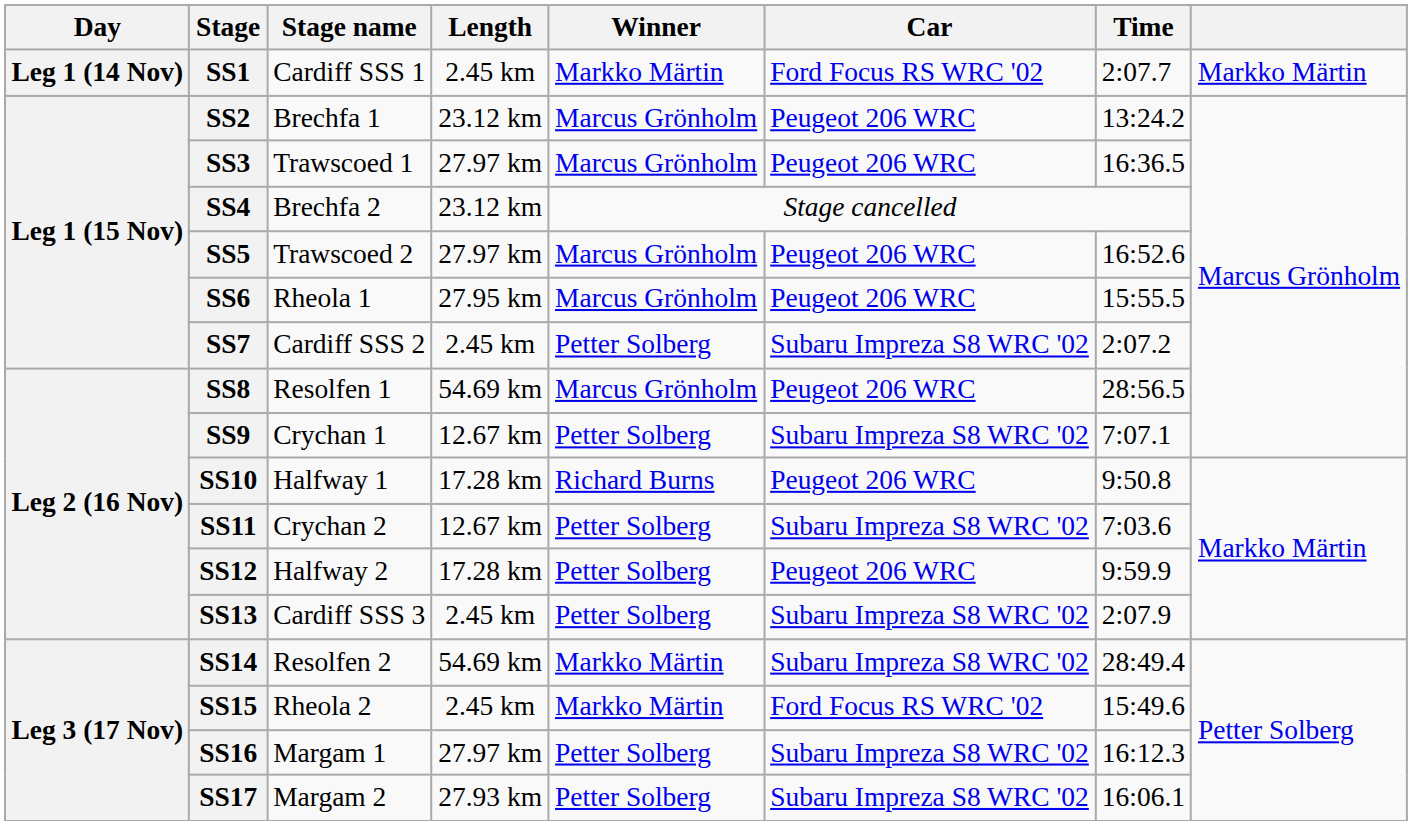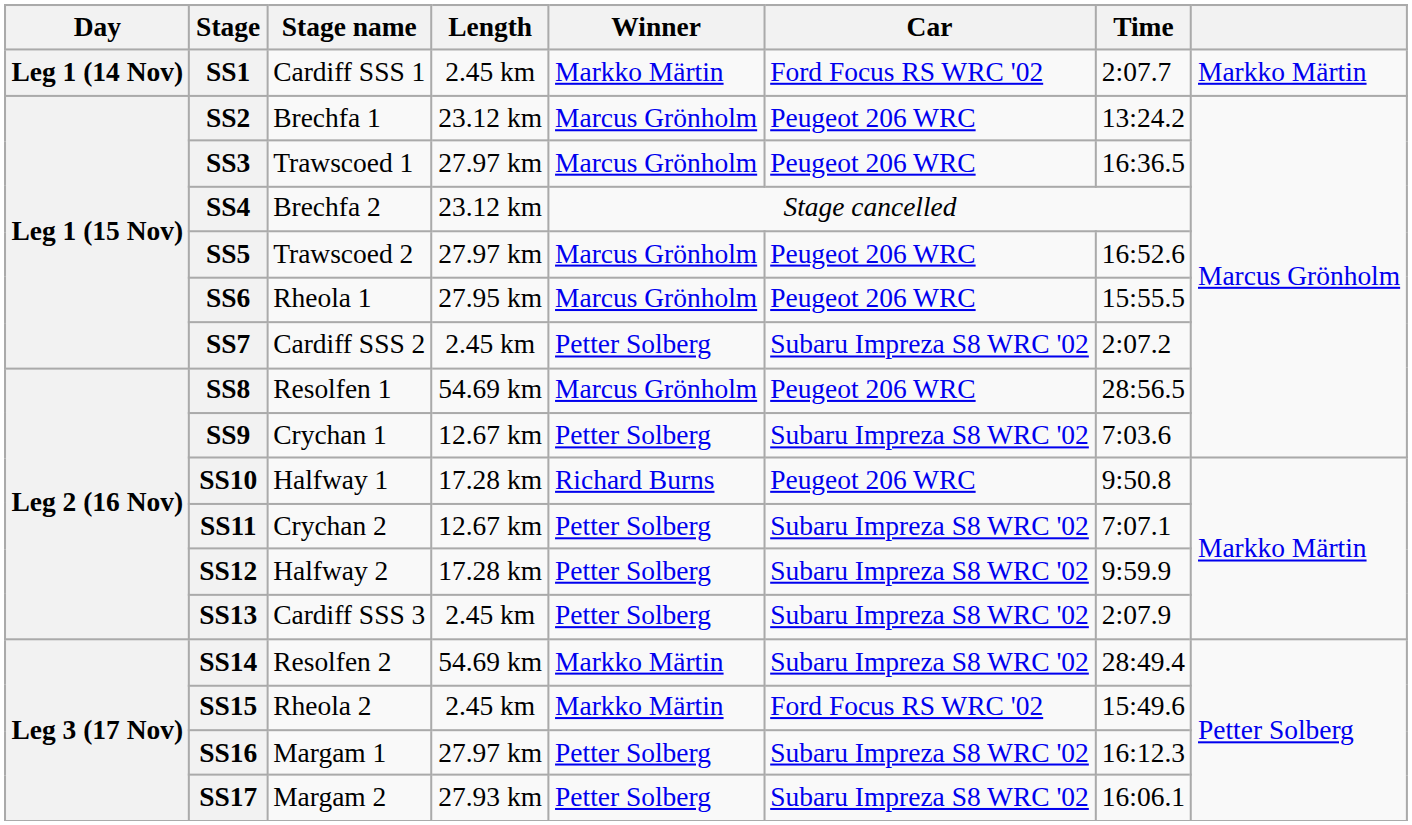(1137, 434) 7:07.1 -> (1137, 434) 7:03.6
(1137, 525) 7:03.6 -> (1137, 525) 7:07.1
(873, 570) Peugeot 206 WRC -> (930, 570) Subaru Impreza S8 WRC '02
